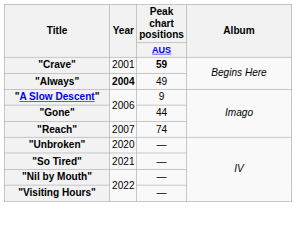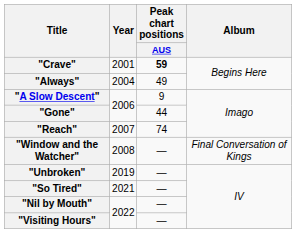(123, 81) bold -> (123, 81) normal
+ row: (57, 151)
(123, 145) 2020 -> (123, 172) 2019
